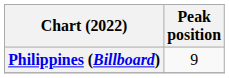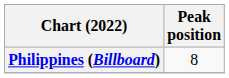(194, 60) 9 -> (194, 60) 8
